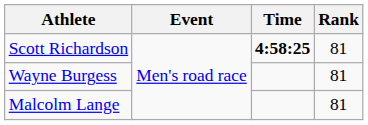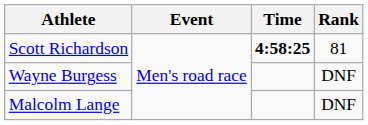(339, 76) 81 -> (339, 76) DNF
(339, 105) 81 -> (339, 105) DNF
